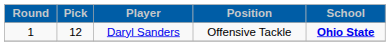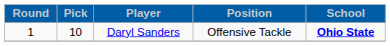(76, 31) 12 -> (76, 31) 10
